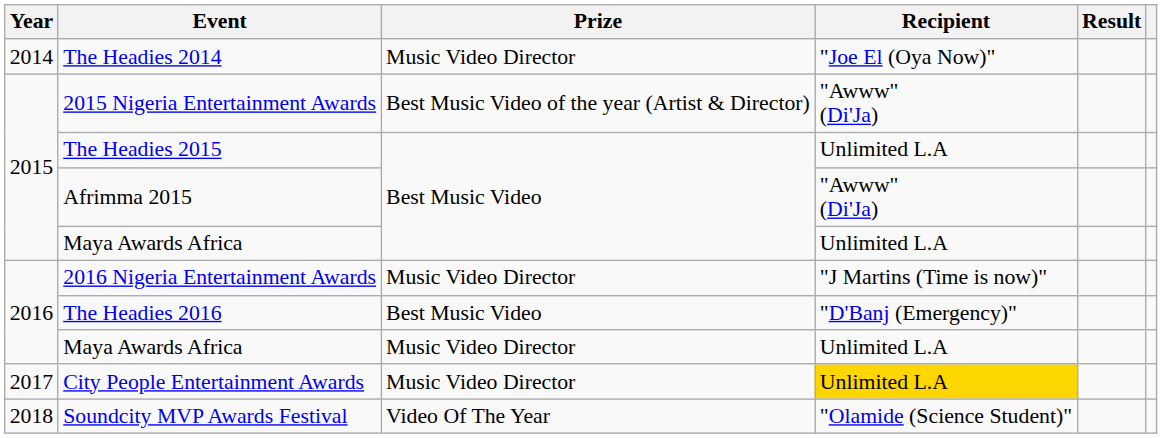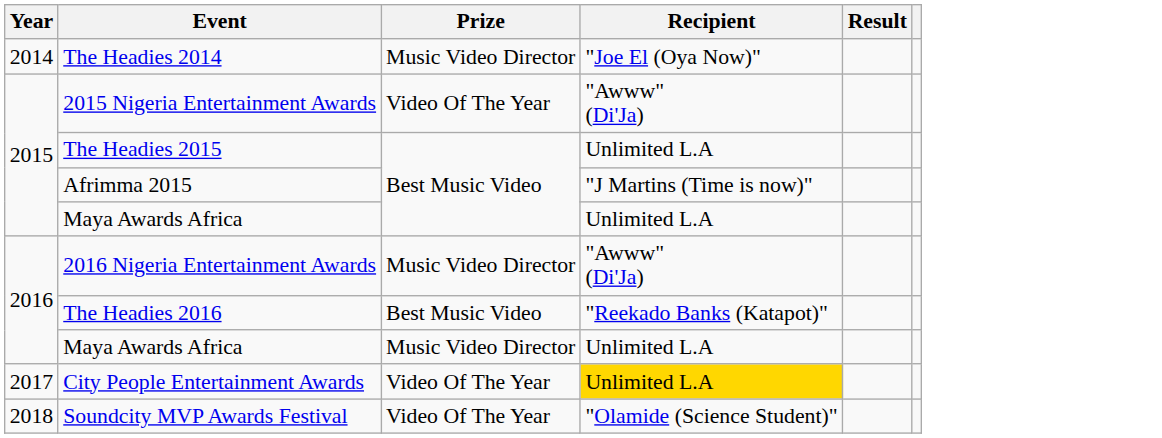(598, 103) Best Music Video of the year (Artist & Director) -> (468, 103) Video Of The Year
(859, 196) "Awww" (Di'Ja) -> (699, 184) "J Martins (Time is now)"
(934, 277) "J Martins (Time is now)" -> (625, 265) "Awww" (Di'Ja)
(918, 312) "D'Banj (Emergency)" -> (707, 312) "Reekado Banks (Katapot)"
(481, 381) Music Video Director -> (468, 381) Video Of The Year
